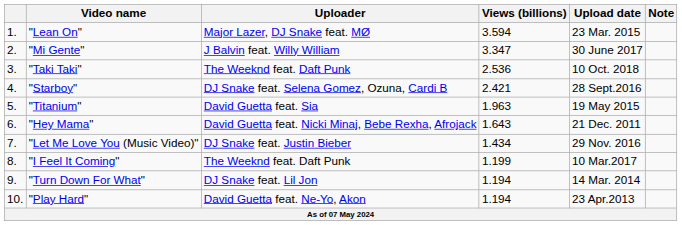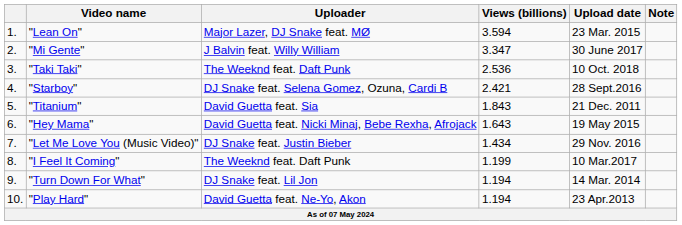(497, 106) 1.963 -> (497, 106) 1.843
(606, 106) 19 May 2015 -> (606, 106) 21 Dec. 2011
(606, 124) 21 Dec. 2011 -> (606, 124) 19 May 2015
